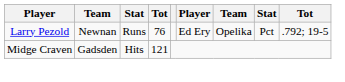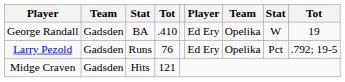+ row: (43, 31)
(97, 31) Newnan -> (103, 49) Gadsden
